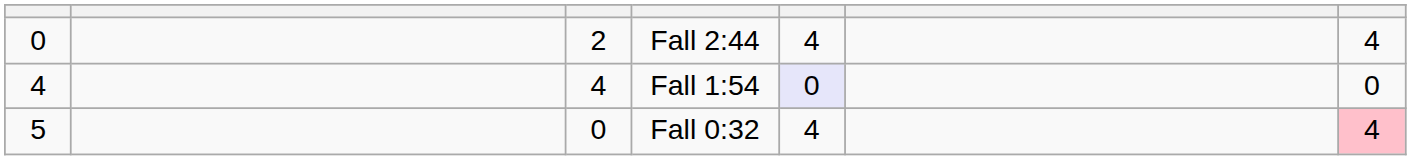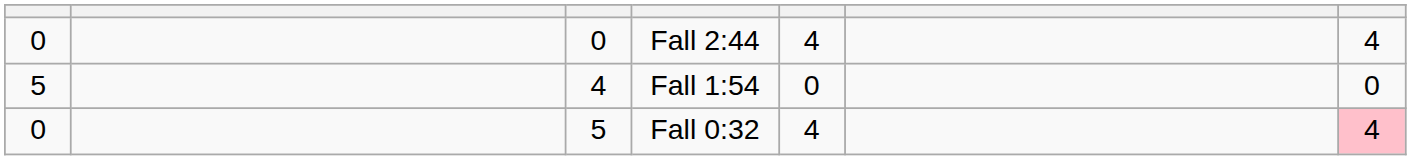(598, 40) 2 -> (598, 40) 0
(38, 85) 4 -> (38, 85) 5
(812, 85) lavender background -> (812, 85) no background
(38, 130) 5 -> (38, 130) 0
(598, 130) 0 -> (598, 130) 5
